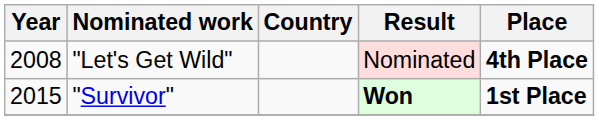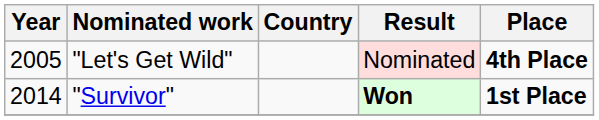(36, 59) 2008 -> (36, 59) 2005
(36, 96) 2015 -> (36, 96) 2014
